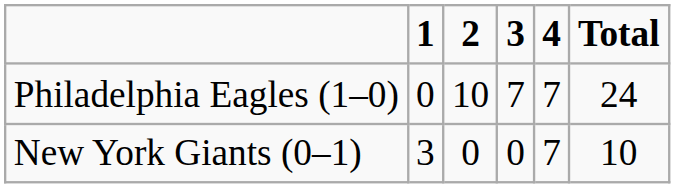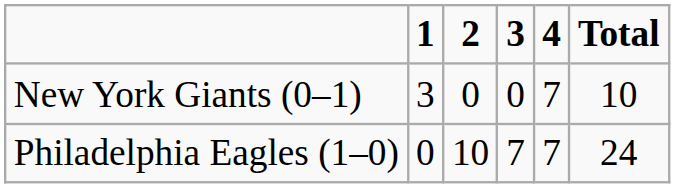rows swapped: (206, 93) <-> (188, 152)
